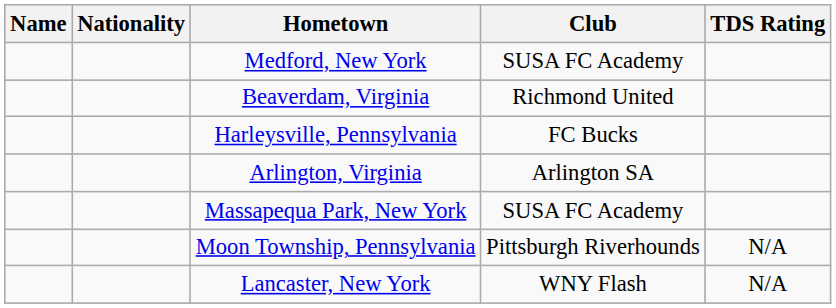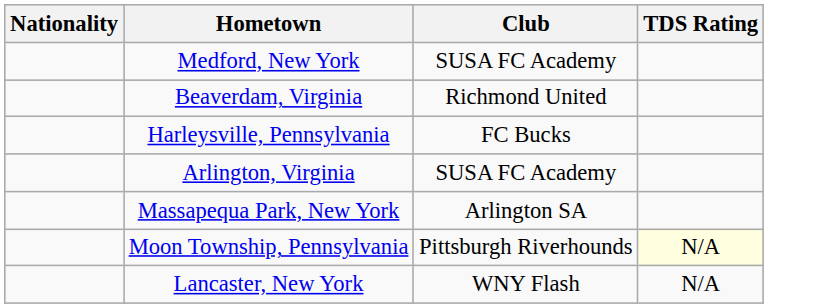- column: (38, 23)
(593, 172) Arlington SA -> (526, 172) SUSA FC Academy
(593, 209) SUSA FC Academy -> (526, 209) Arlington SA
(768, 247) no background -> (701, 247) lightyellow background
